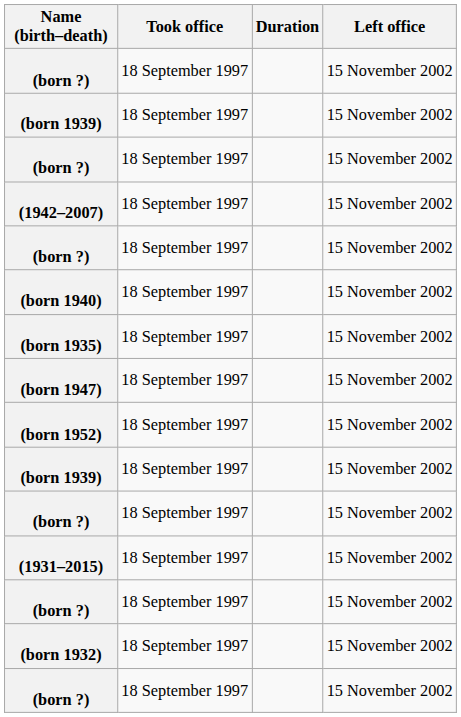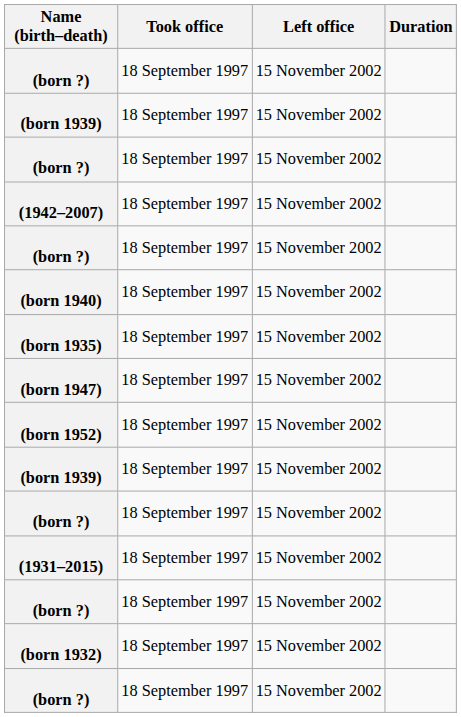columns swapped: (390, 26) <-> (287, 26)
